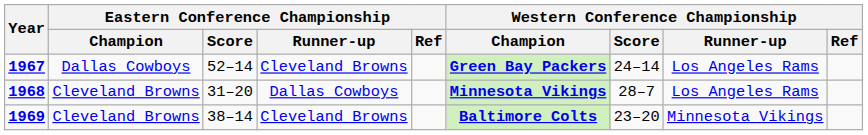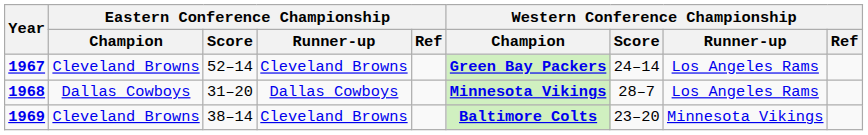(126, 67) Dallas Cowboys -> (126, 67) Cleveland Browns
(126, 92) Cleveland Browns -> (126, 92) Dallas Cowboys
